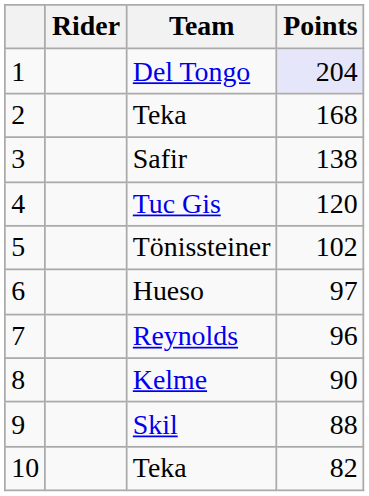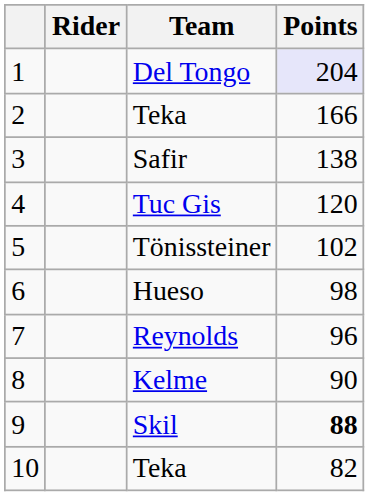(337, 114) 168 -> (337, 114) 166
(344, 291) 97 -> (344, 291) 98
(344, 423) normal -> (344, 423) bold
